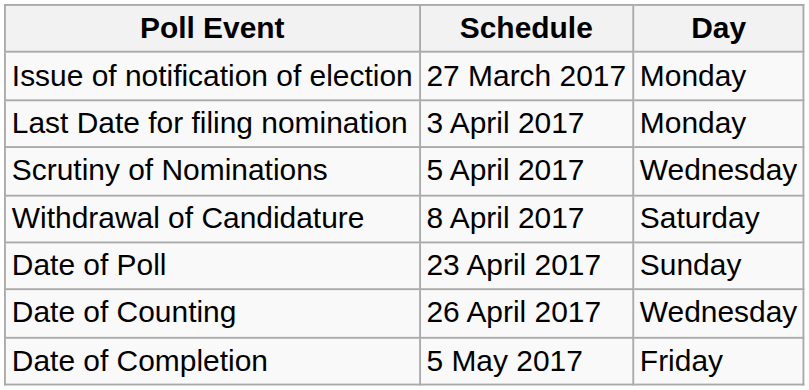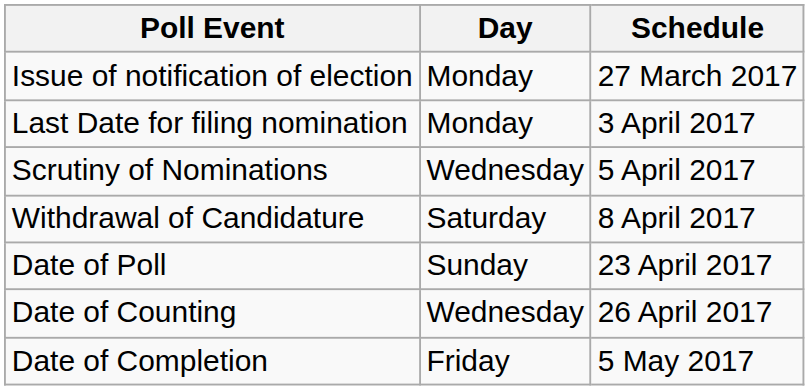columns swapped: (526, 28) <-> (719, 28)
